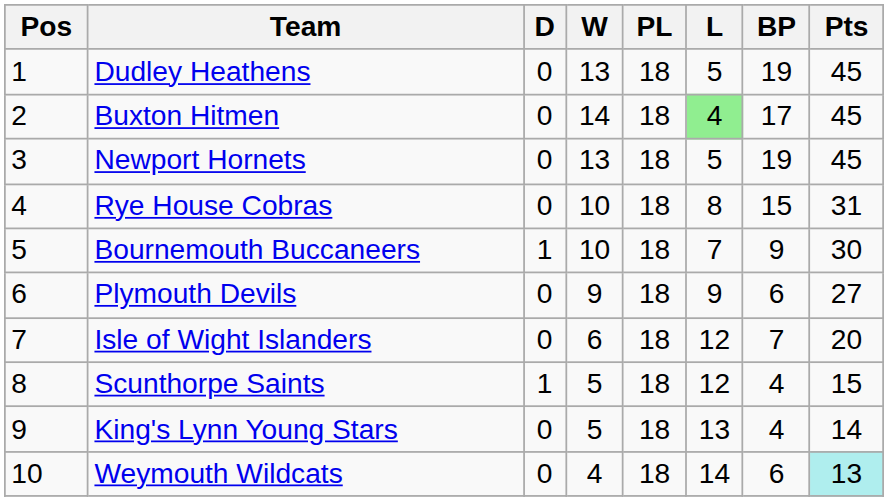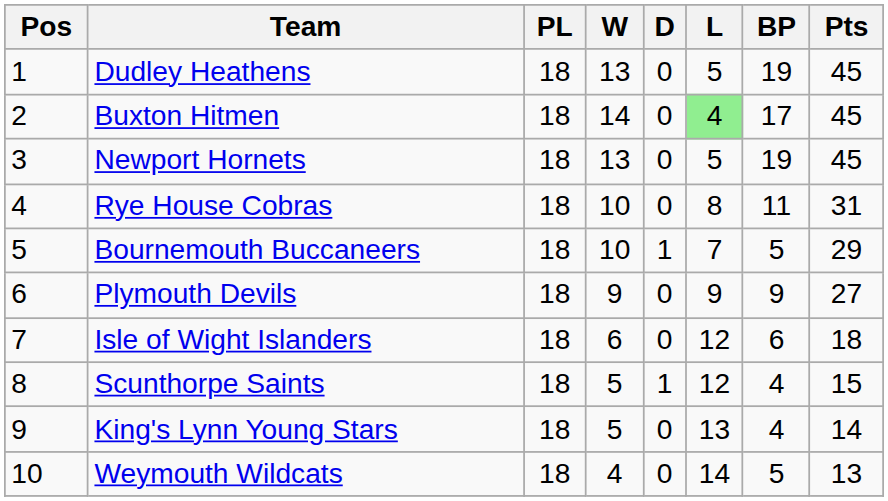columns swapped: (655, 26) <-> (545, 26)
(776, 205) 15 -> (776, 205) 11
(776, 250) 9 -> (776, 250) 5
(847, 250) 30 -> (847, 250) 29
(776, 294) 6 -> (776, 294) 9
(776, 339) 7 -> (776, 339) 6
(847, 339) 20 -> (847, 339) 18
(776, 473) 6 -> (776, 473) 5
(847, 473) paleturquoise background -> (847, 473) no background
